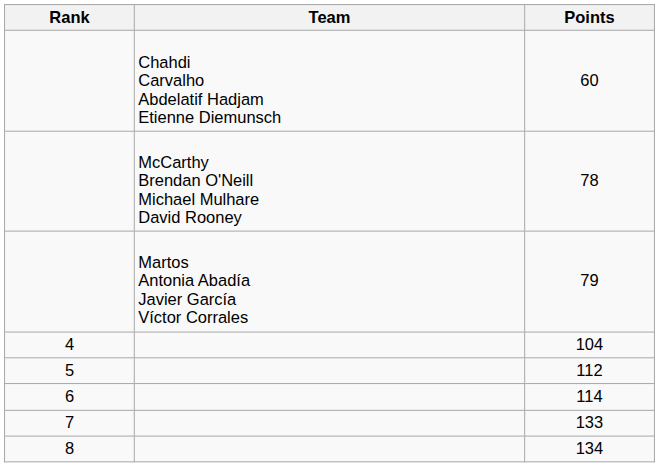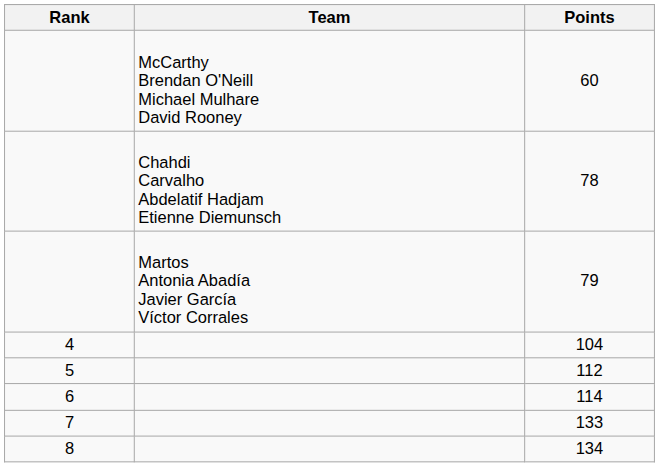(210, 90) Chahdi Carvalho Abdelatif Hadjam Etienne Diemunsch -> (199, 90) McCarthy Brendan O'Neill Michael Mulhare David Rooney
(199, 190) McCarthy Brendan O'Neill Michael Mulhare David Rooney -> (210, 190) Chahdi Carvalho Abdelatif Hadjam Etienne Diemunsch
